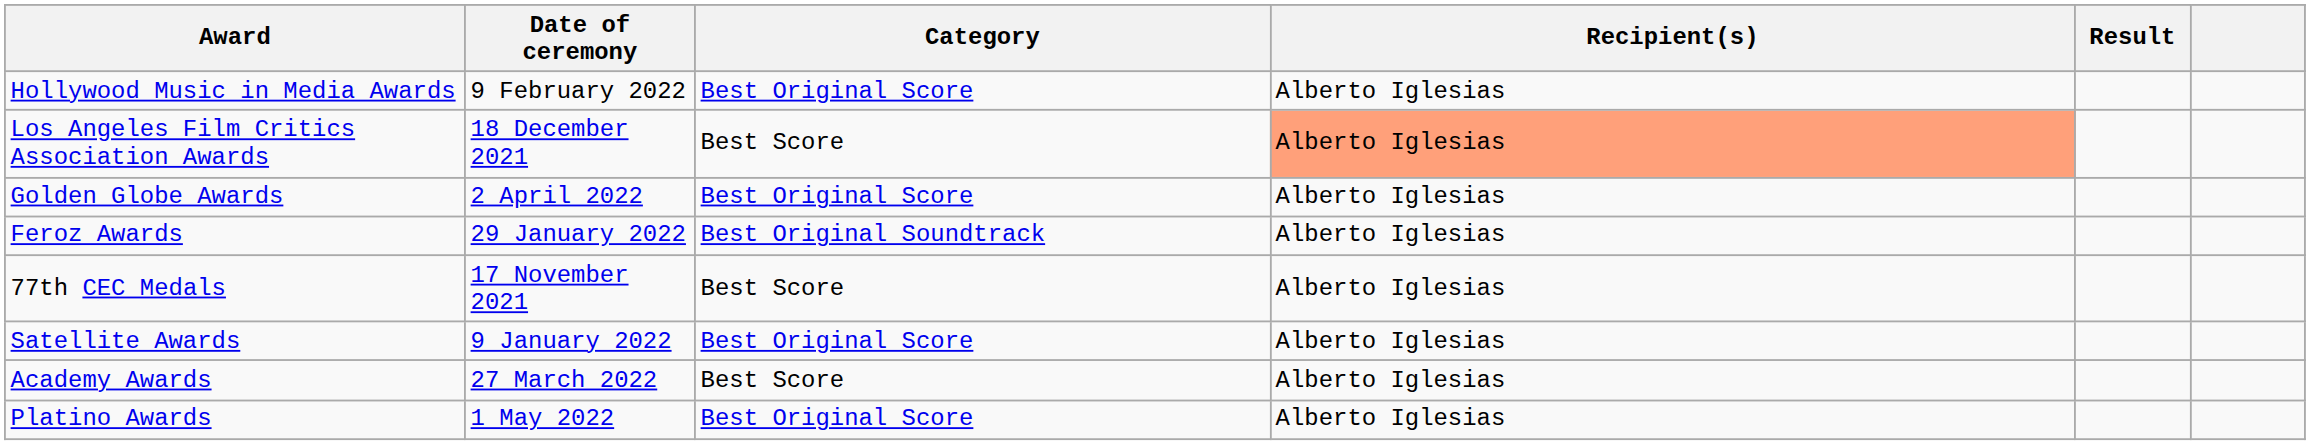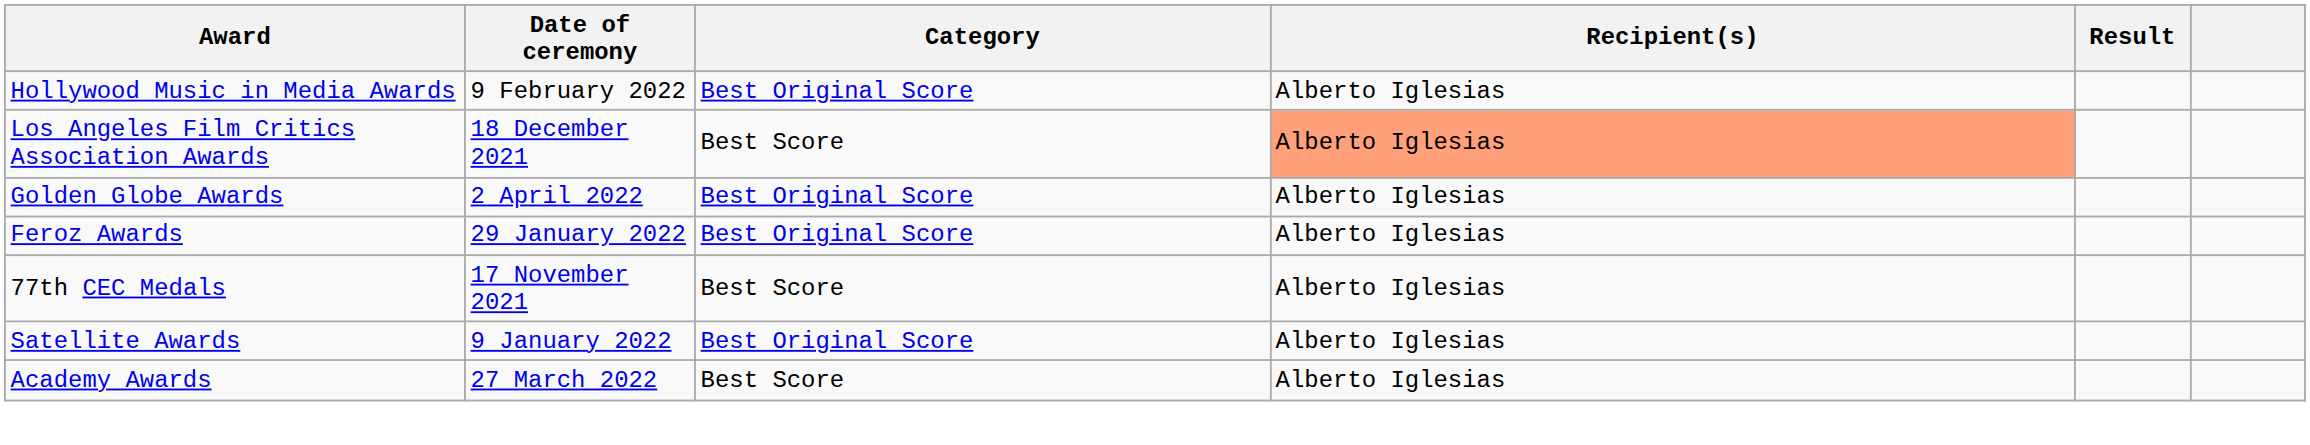(873, 236) Best Original Soundtrack -> (837, 236) Best Original Score
- row: (111, 419)
